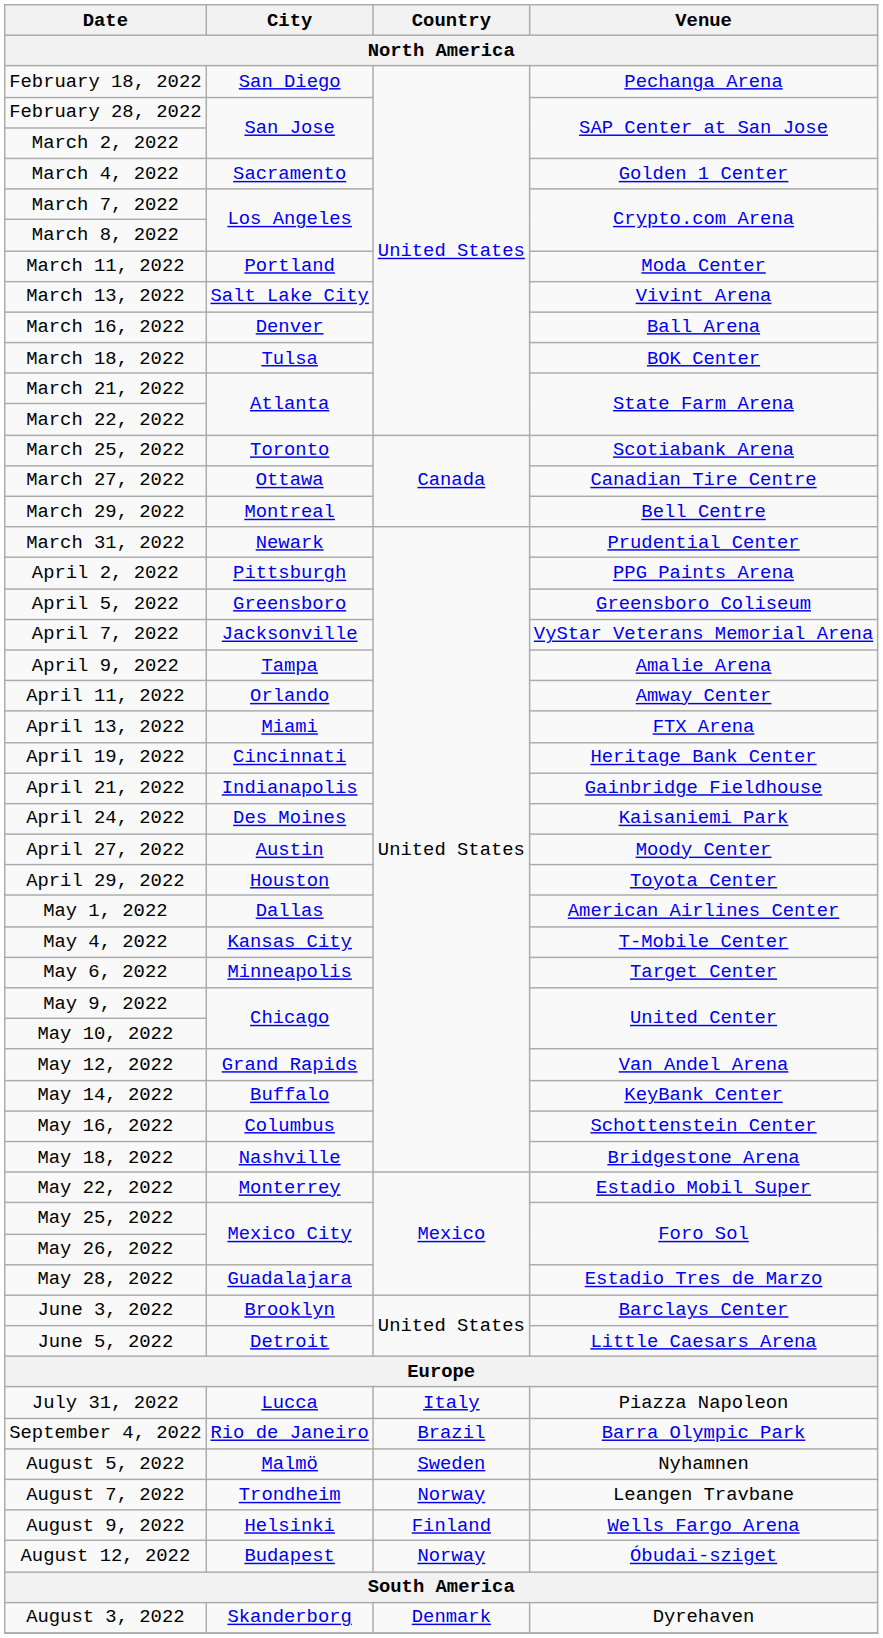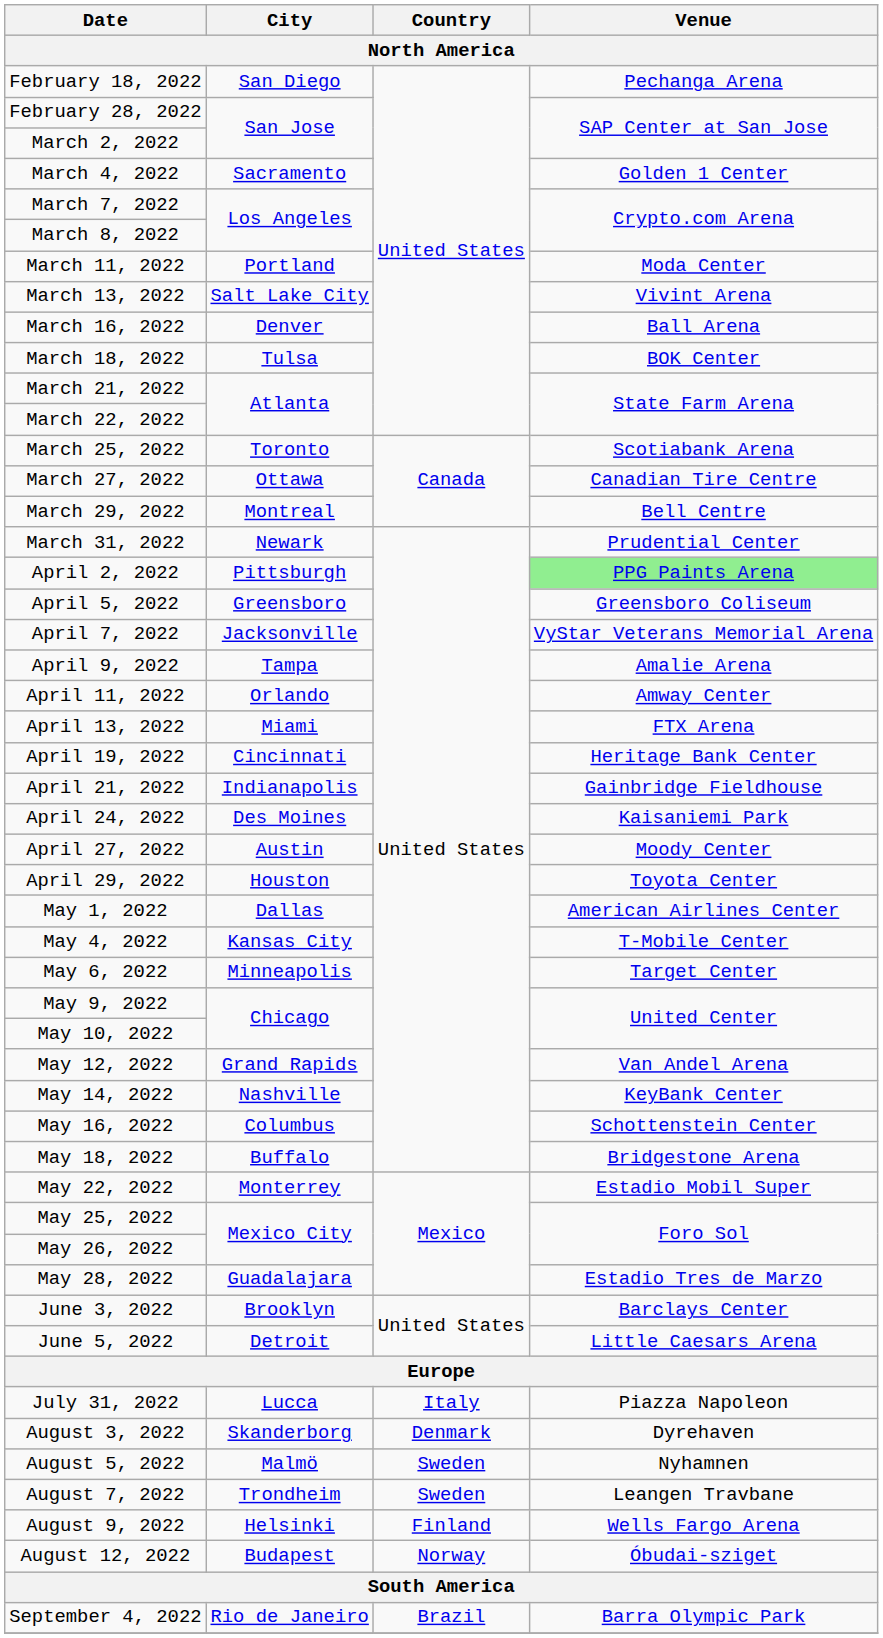(704, 573) no background -> (704, 573) lightgreen background
(290, 1095) Buffalo -> (290, 1095) Nashville
(290, 1157) Nashville -> (290, 1157) Buffalo
rows swapped: (105, 1618) <-> (105, 1433)
(451, 1495) Norway -> (451, 1495) Sweden
